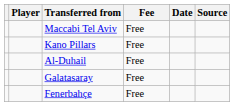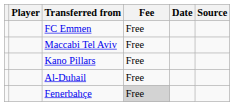+ row: (68, 28)
- row: (69, 77)
(135, 93) no background -> (135, 93) lightgrey background
